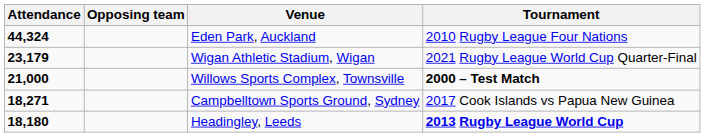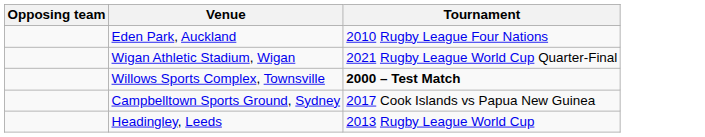- column: (44, 15)
(525, 121) bold -> (440, 121) normal
